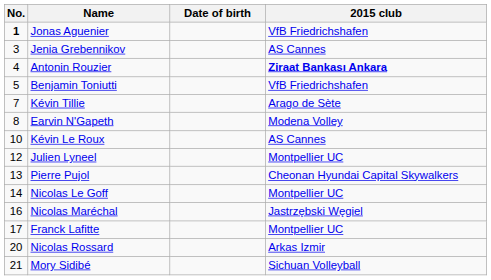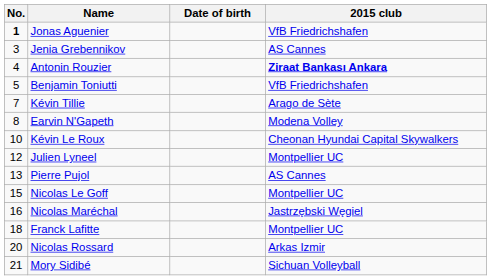(297, 139) AS Cannes -> (363, 139) Cheonan Hyundai Capital Skywalkers
(363, 175) Cheonan Hyundai Capital Skywalkers -> (297, 175) AS Cannes
(16, 193) 14 -> (16, 193) 15
(16, 229) 17 -> (16, 229) 18
